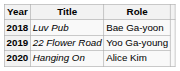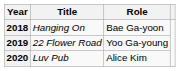(51, 27) Luv Pub -> (59, 27) Hanging On
(59, 58) Hanging On -> (51, 58) Luv Pub
